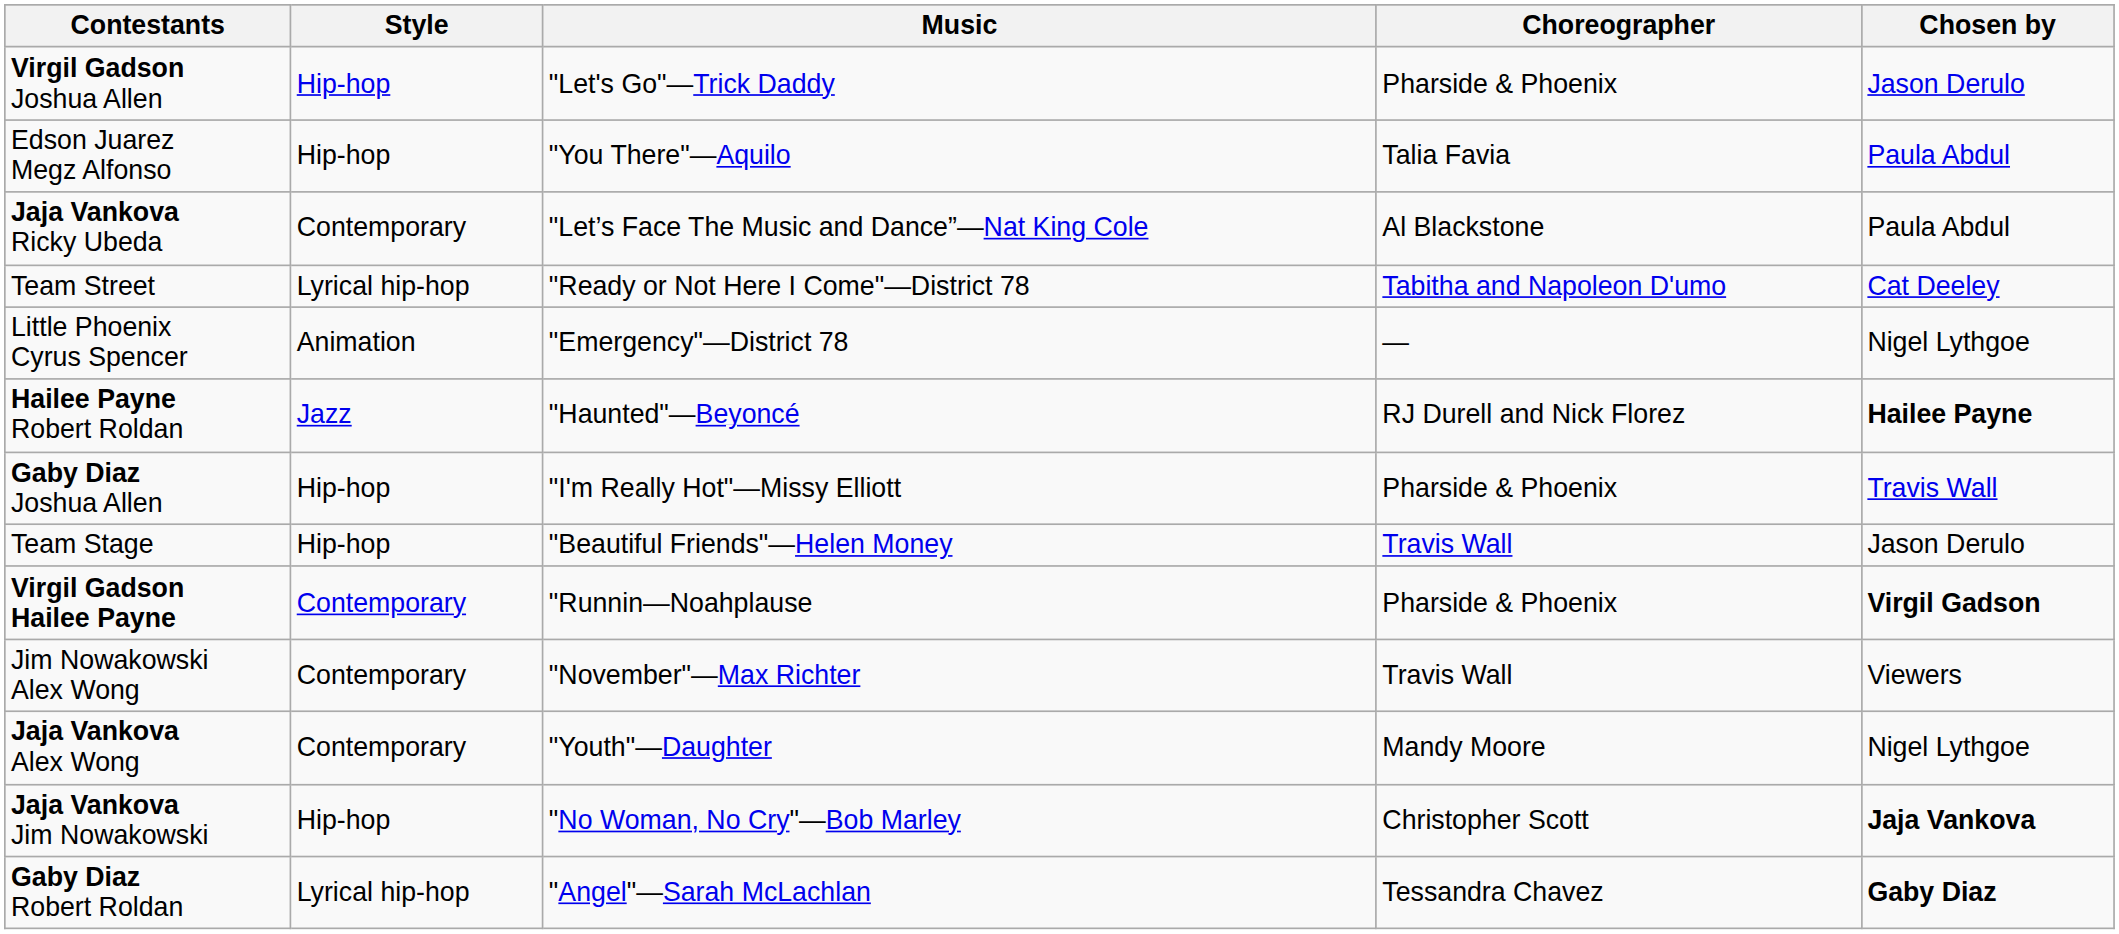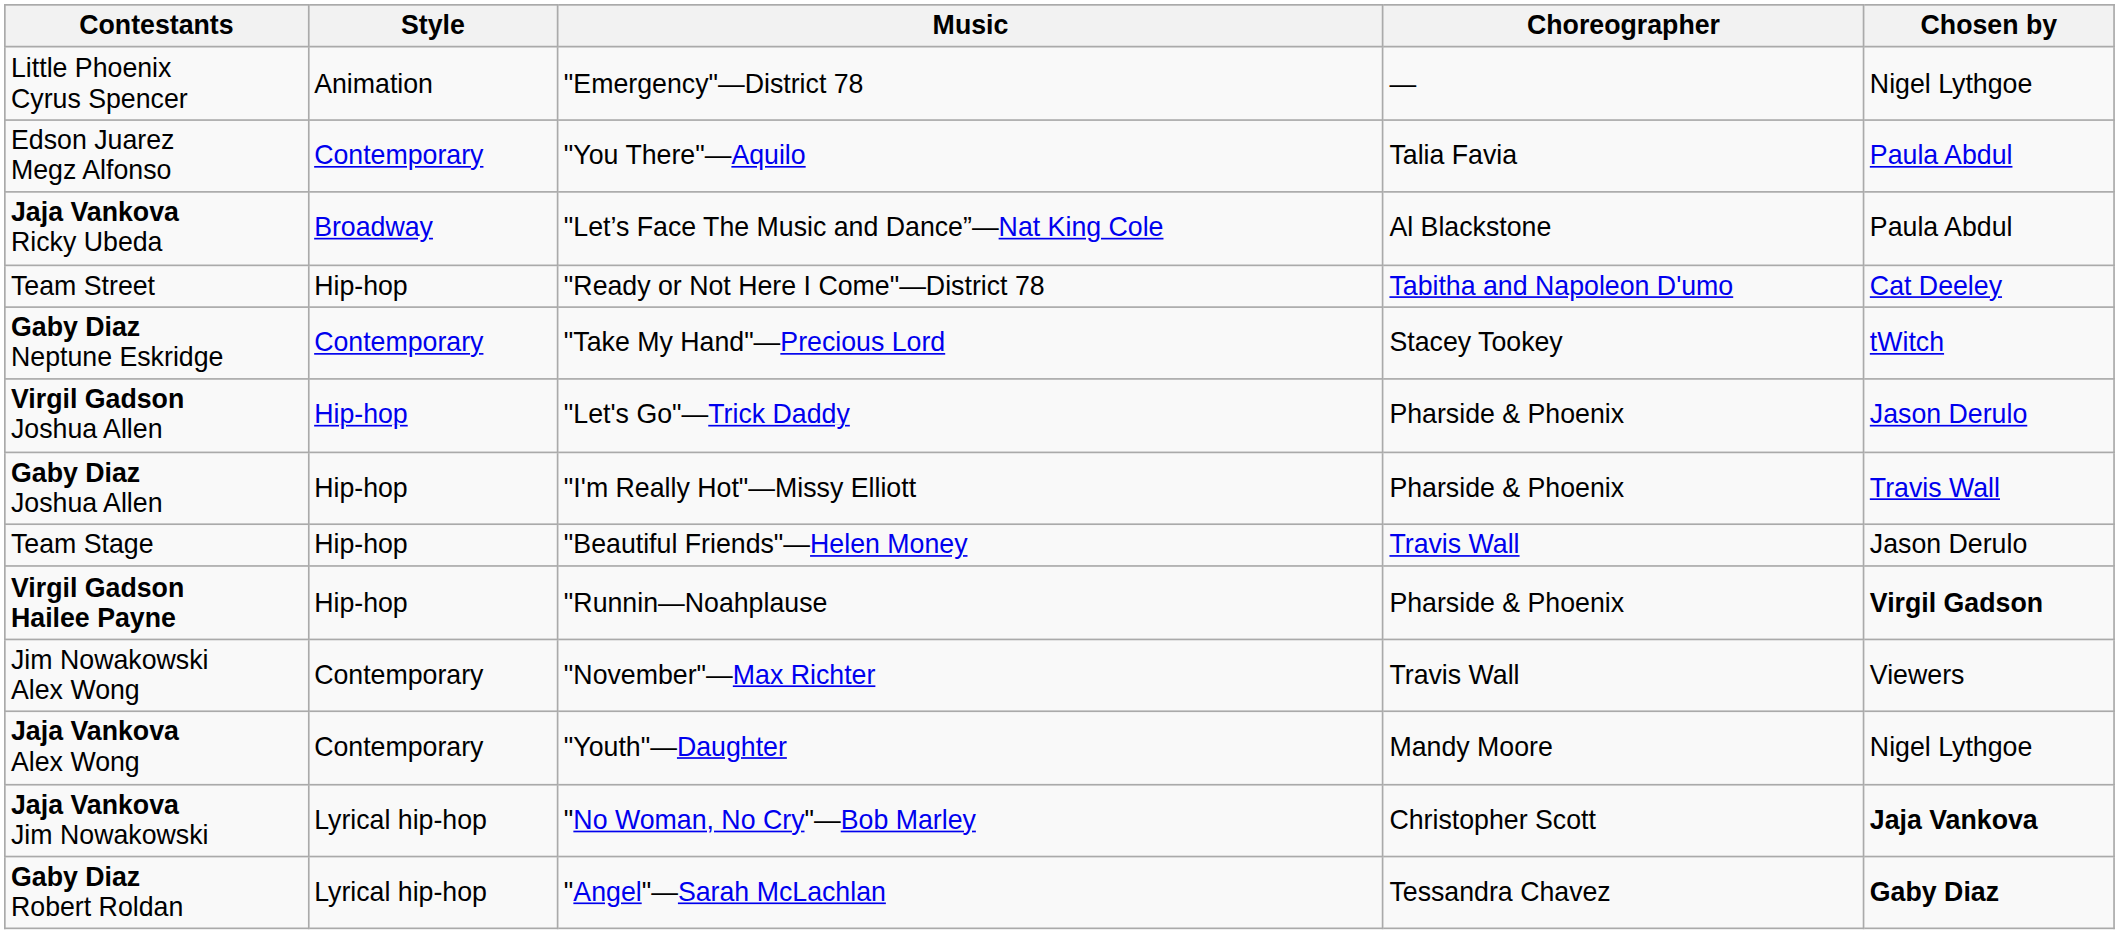rows swapped: (98, 83) <-> (99, 342)
(344, 155) Hip-hop -> (399, 155) Contemporary
(381, 227) Contemporary -> (374, 227) Broadway
(383, 285) Lyrical hip-hop -> (361, 285) Hip-hop
+ row: (117, 342)
- row: (97, 415)
(381, 602) Contemporary -> (361, 602) Hip-hop
(344, 819) Hip-hop -> (401, 819) Lyrical hip-hop
